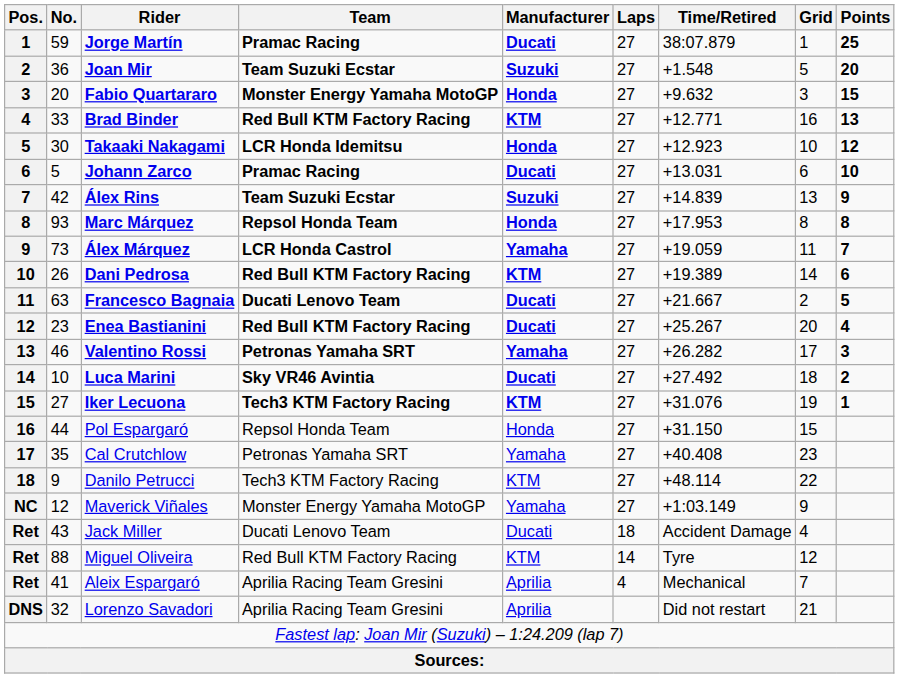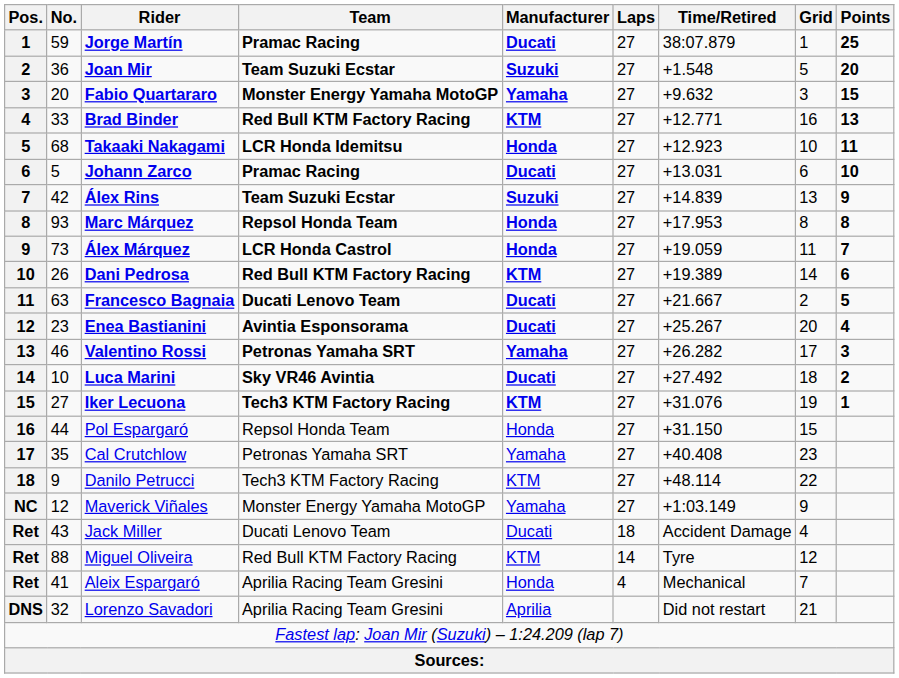(531, 94) Honda -> (537, 94) Yamaha
(60, 146) 30 -> (60, 146) 68
(850, 146) 12 -> (849, 146) 11
(537, 249) Yamaha -> (531, 249) Honda
(356, 326) Red Bull KTM Factory Racing -> (325, 326) Avintia Esponsorama
(529, 583) Aprilia -> (530, 583) Honda
